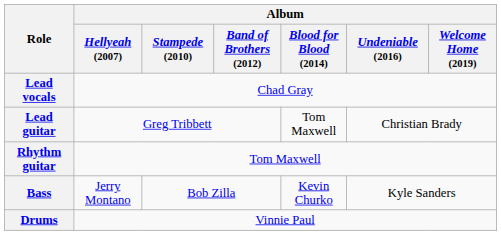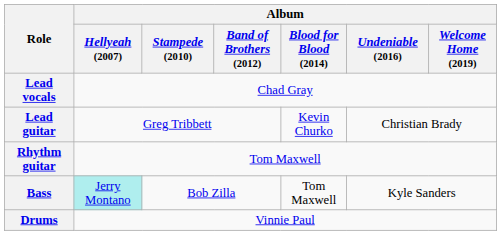(314, 124) Tom Maxwell -> (314, 124) Kevin Churko
(108, 192) no background -> (108, 192) paleturquoise background
(314, 192) Kevin Churko -> (314, 192) Tom Maxwell
